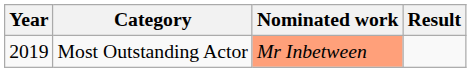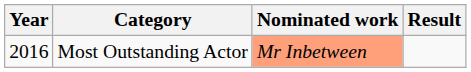(29, 51) 2019 -> (29, 51) 2016
